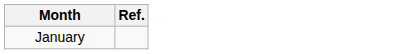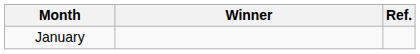+ column: (249, 15)
